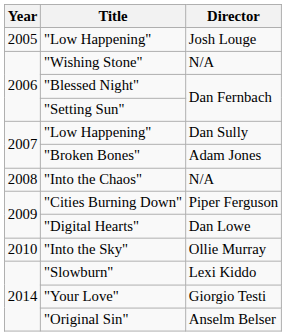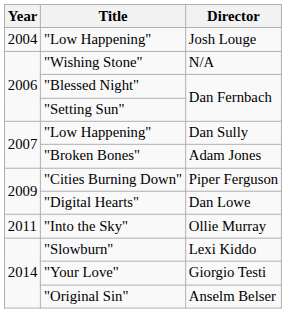(23, 39) 2005 -> (23, 39) 2004
- row: (93, 179)
(23, 249) 2010 -> (22, 226) 2011
